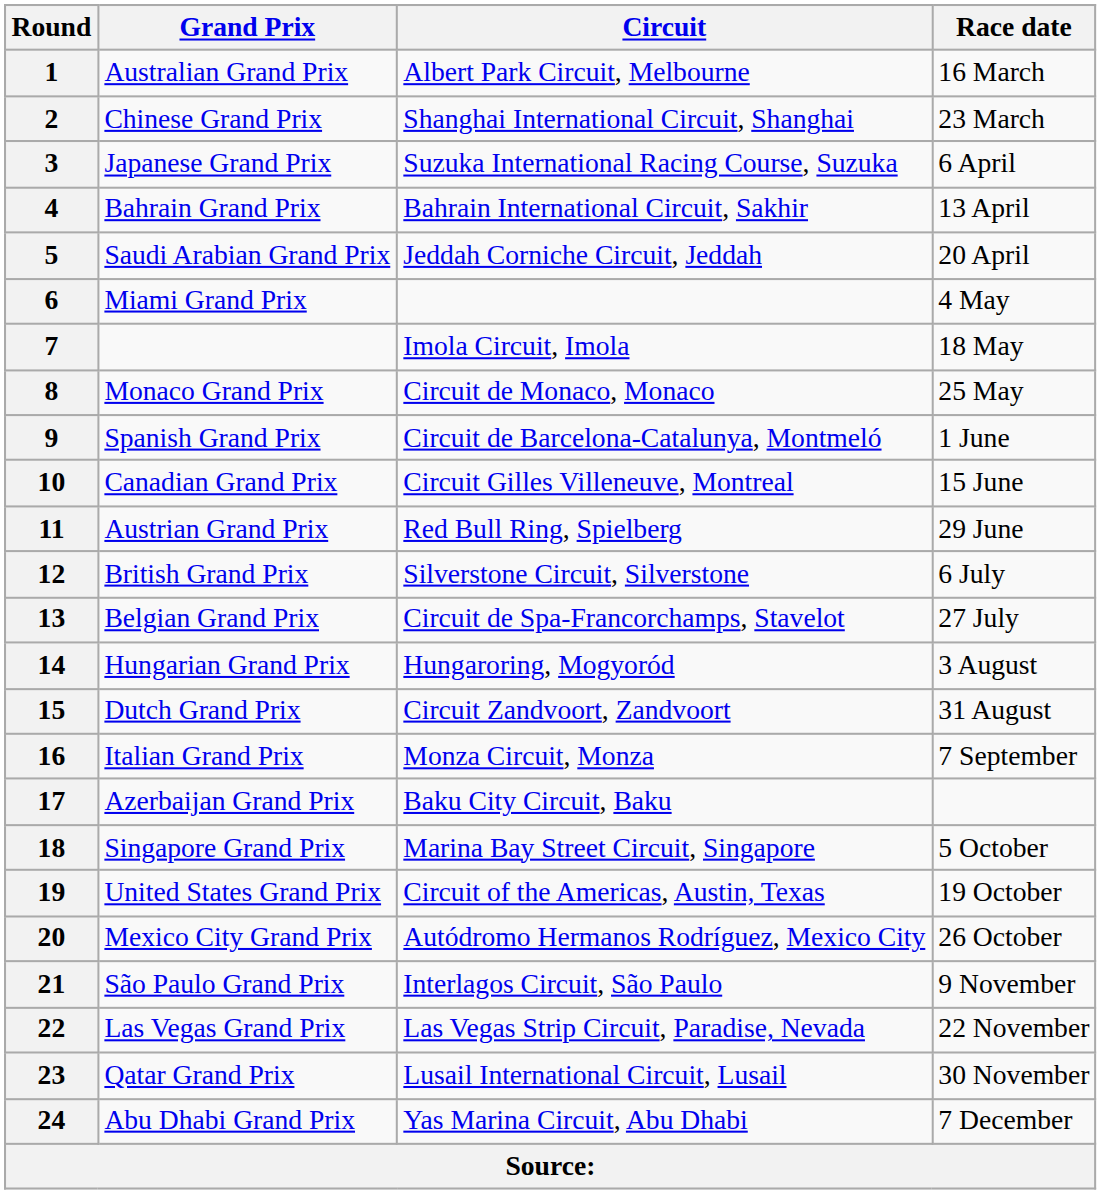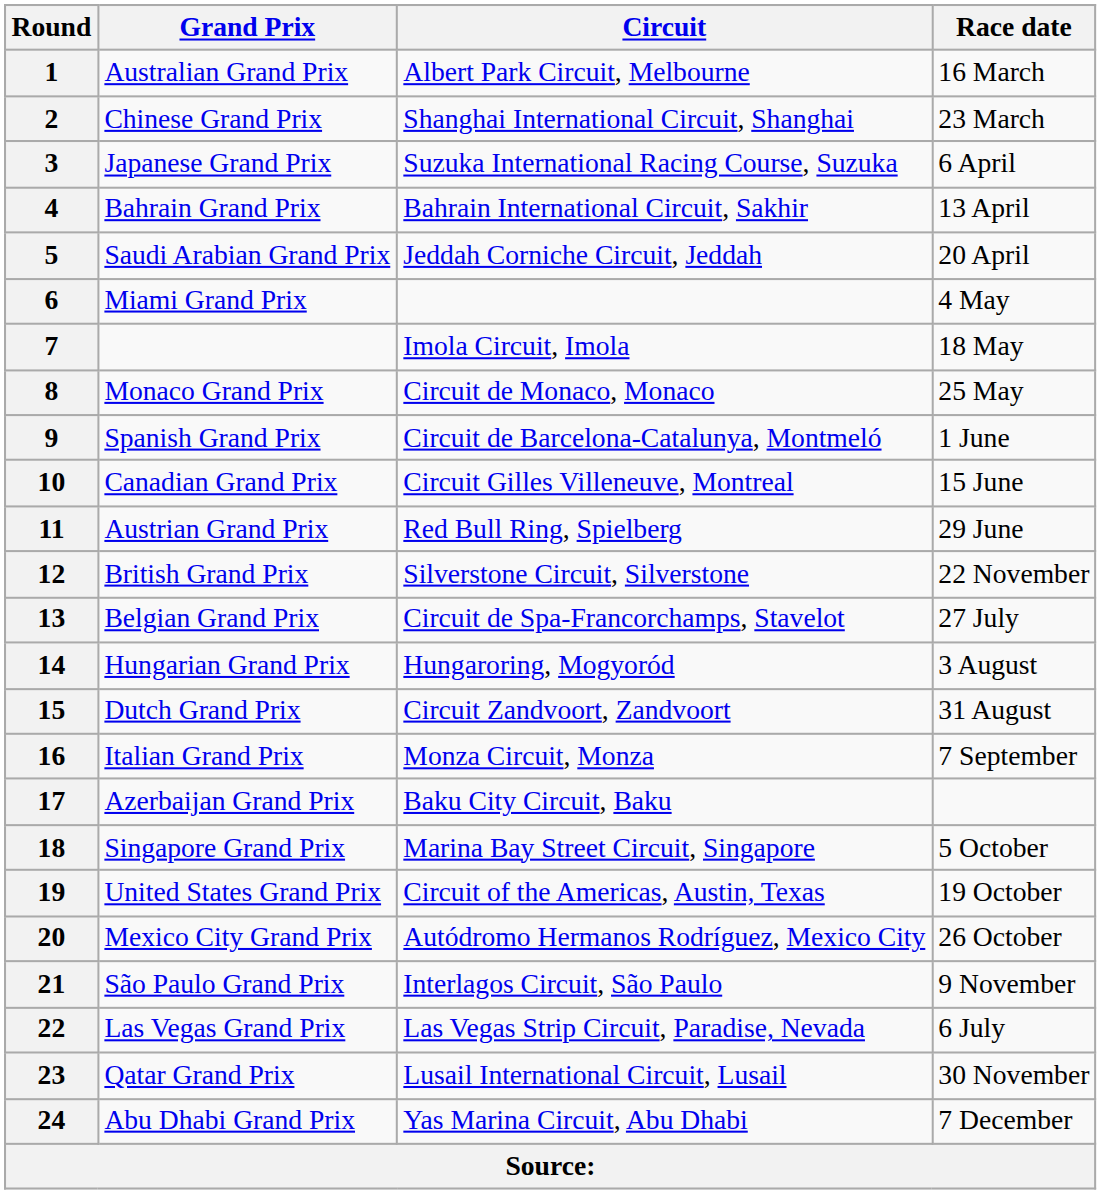(972, 573) 6 July -> (1014, 573) 22 November
(1014, 1028) 22 November -> (972, 1028) 6 July
